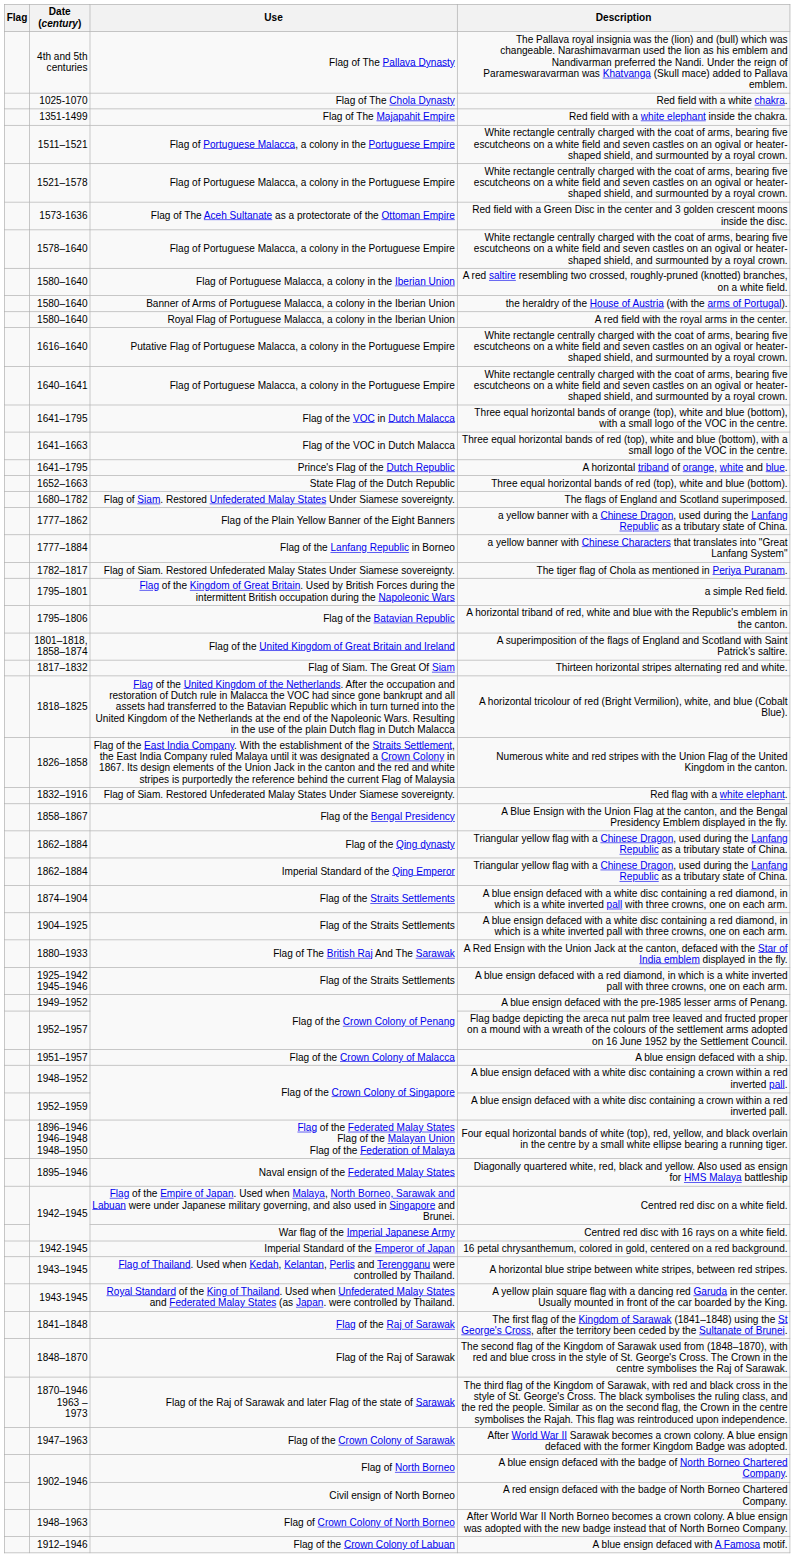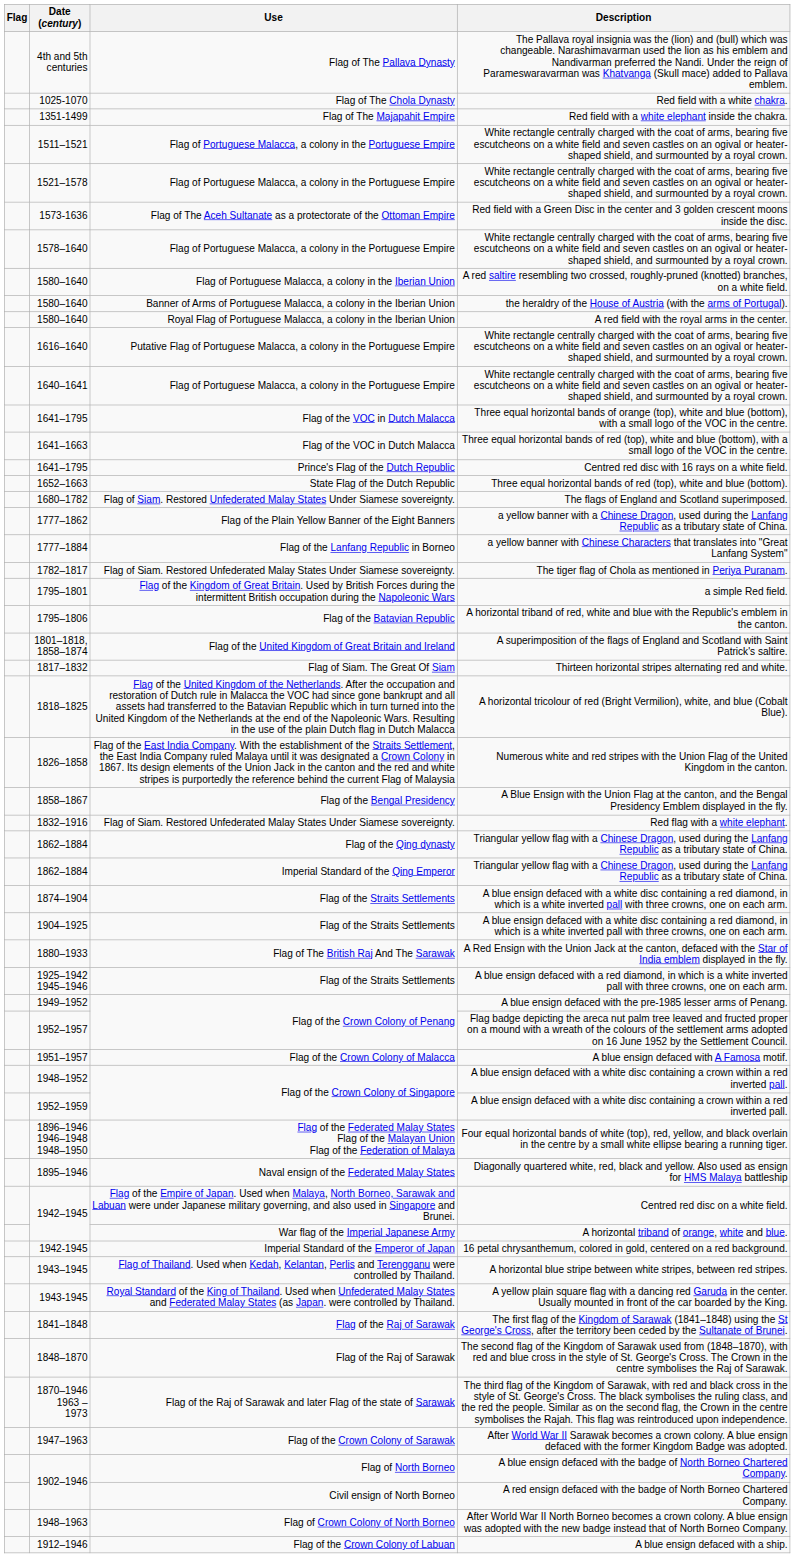(685, 467) A horizontal triband of orange, white and blue. -> (686, 467) Centred red disc with 16 rays on a white field.
rows swapped: (62, 795) <-> (62, 817)
(711, 1057) A blue ensign defaced with a ship. -> (690, 1057) A blue ensign defaced with A Famosa motif.
(686, 1232) Centred red disc with 16 rays on a white field. -> (685, 1232) A horizontal triband of orange, white and blue.
(690, 1544) A blue ensign defaced with A Famosa motif. -> (711, 1544) A blue ensign defaced with a ship.
